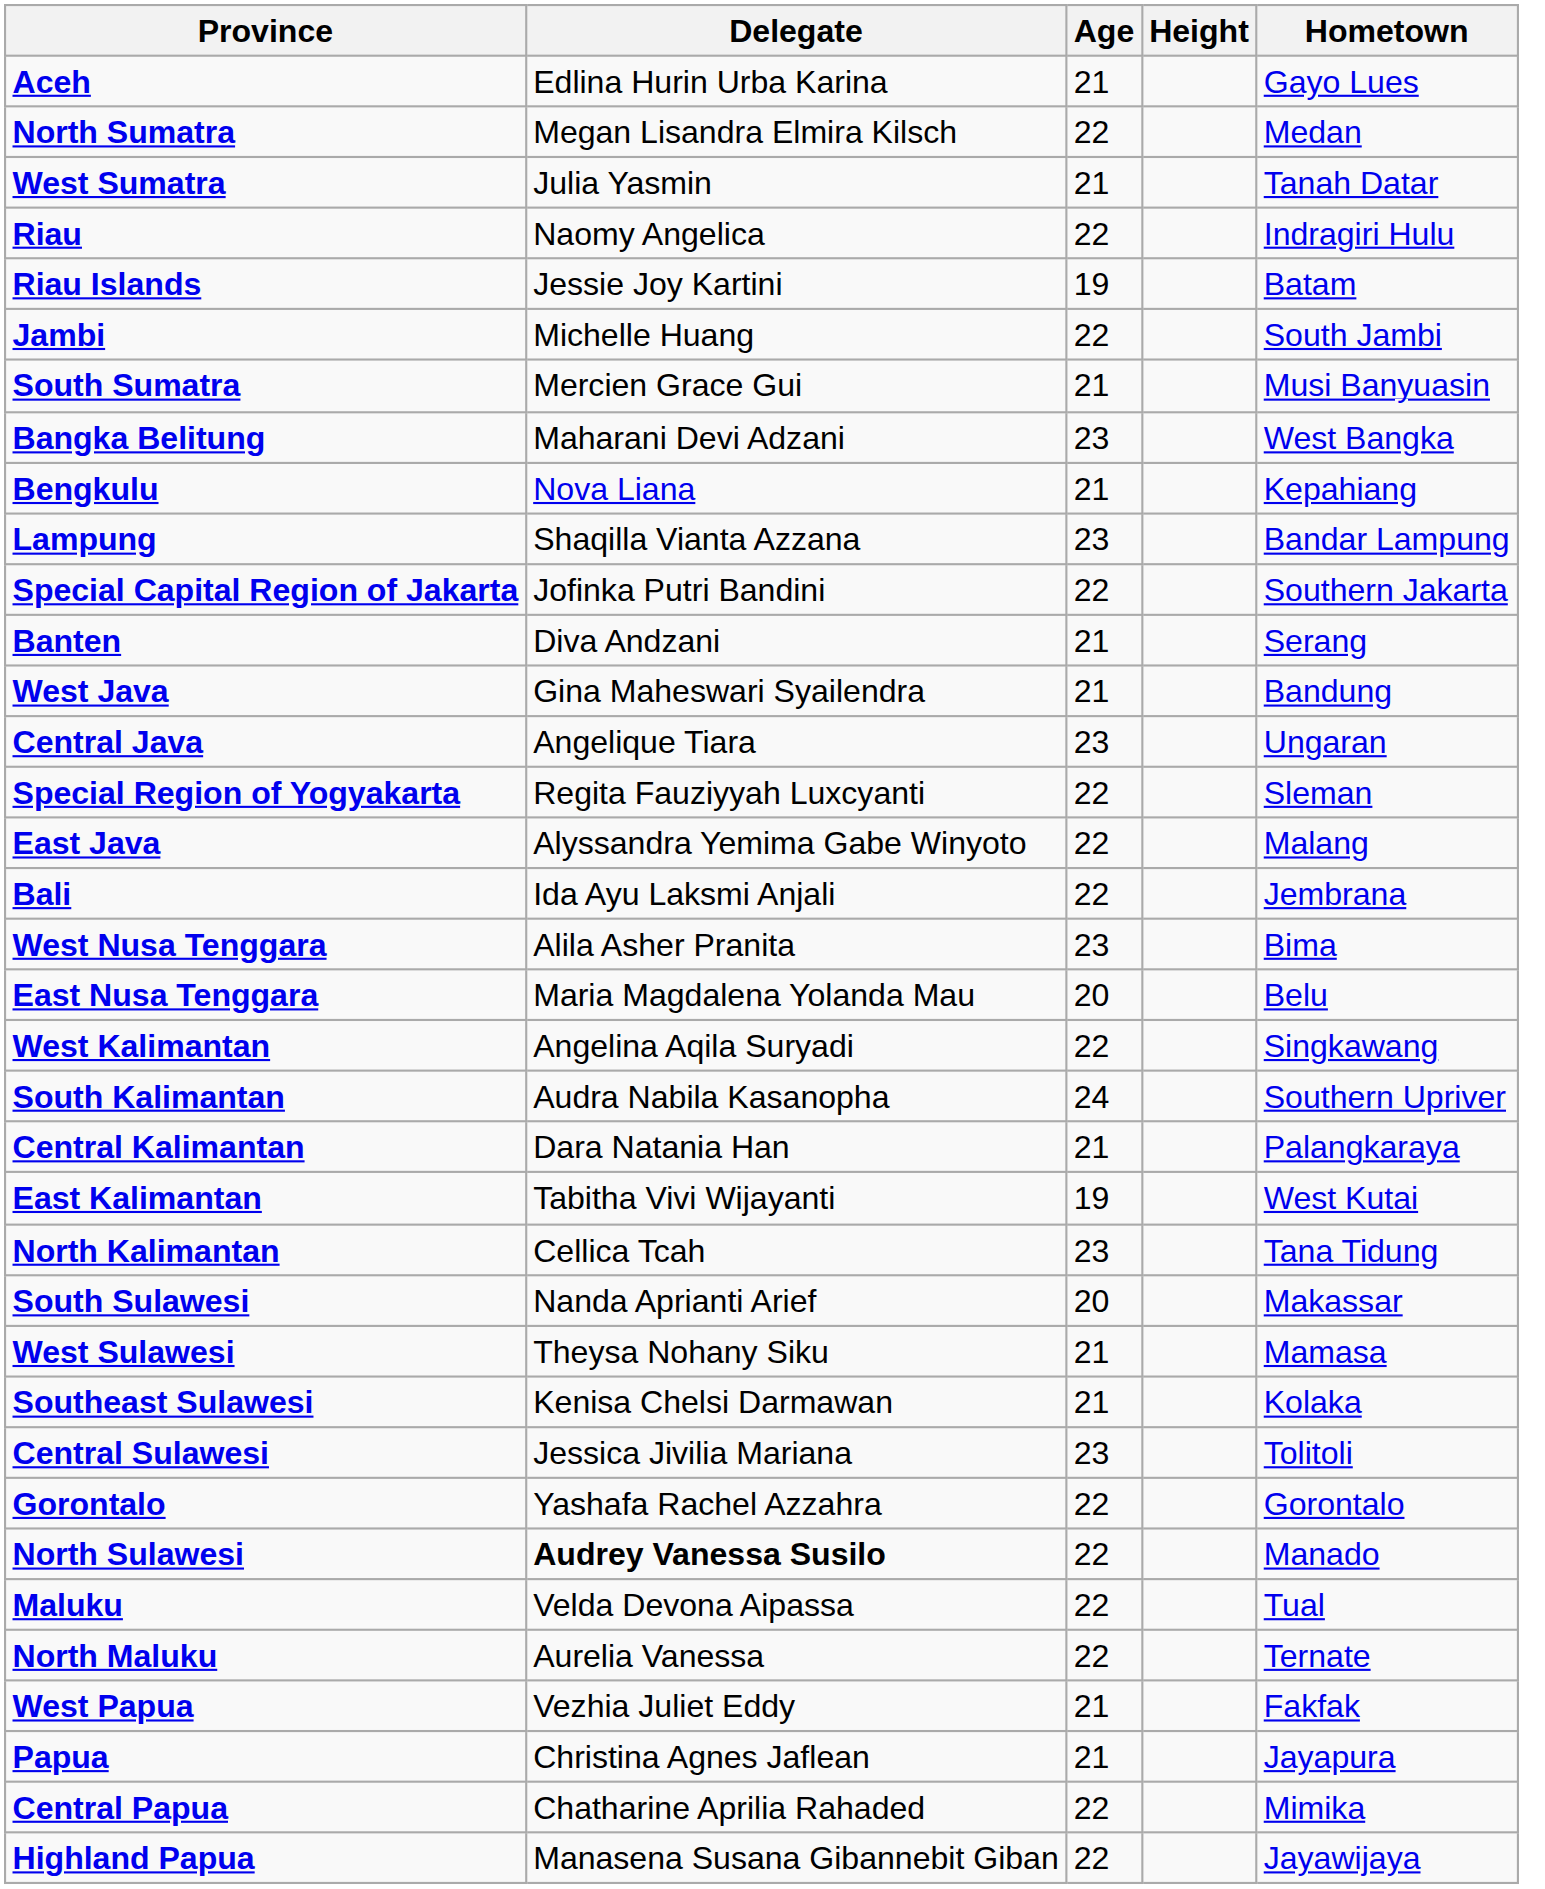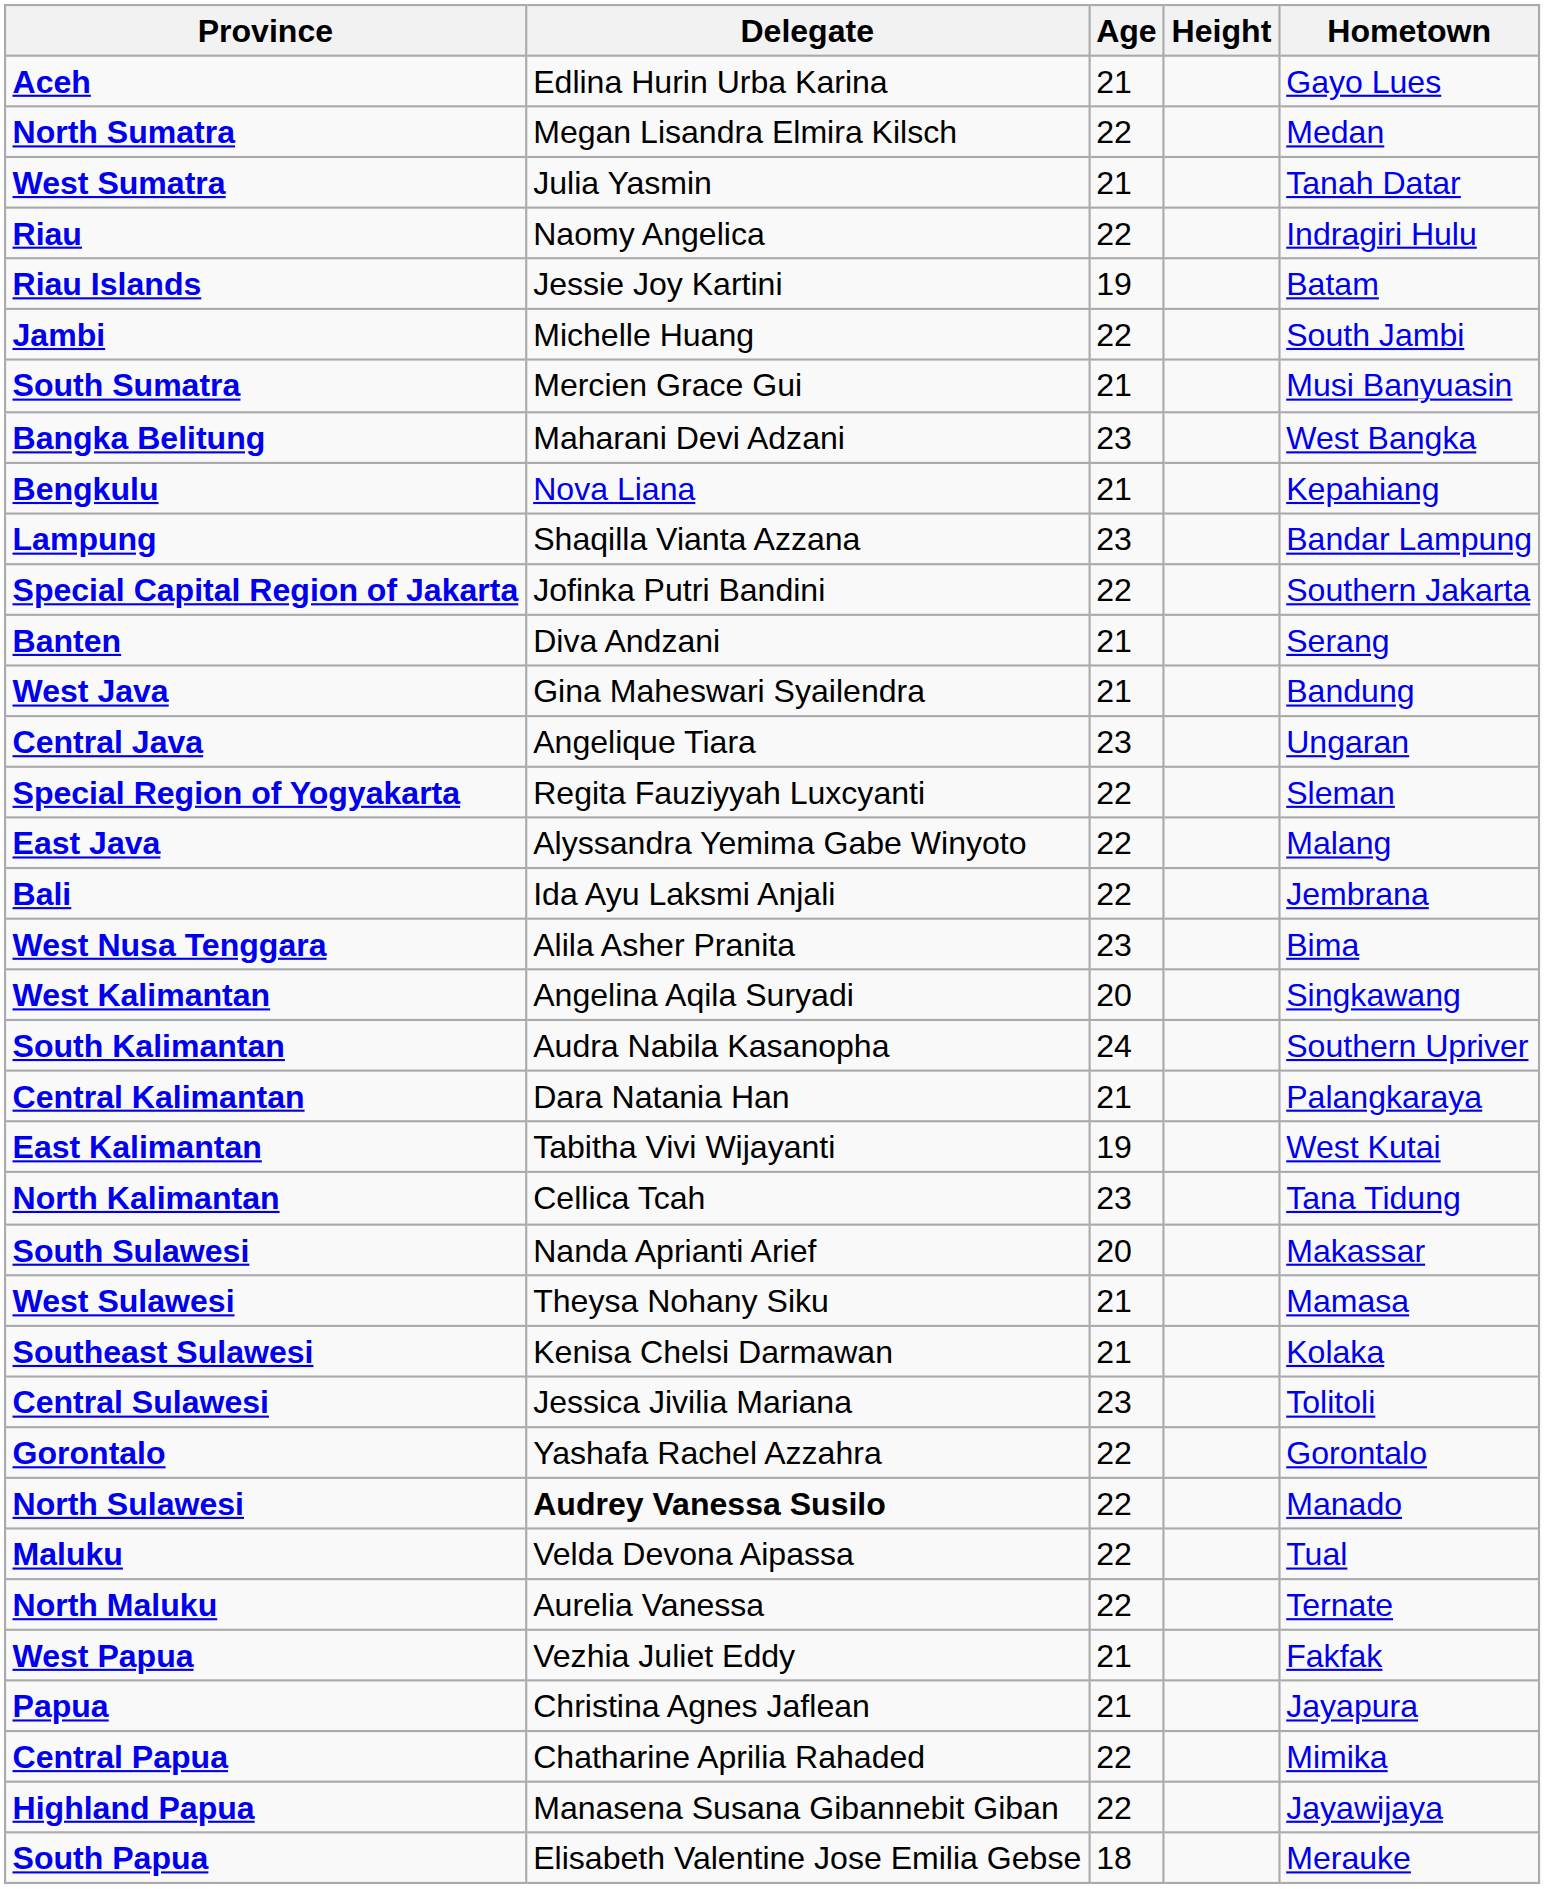- row: (165, 995)
(1092, 1046) 22 -> (1114, 995) 20
+ row: (110, 1858)
